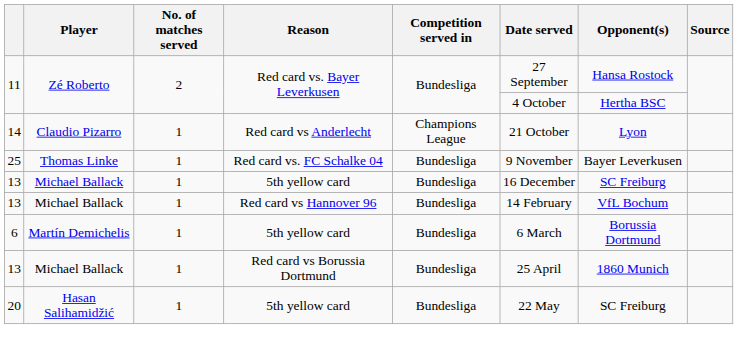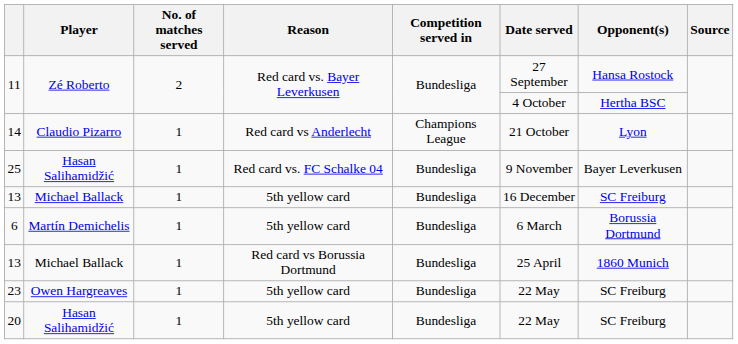(79, 160) Thomas Linke -> (79, 168) Hasan Salihamidžić
- row: (14, 203)
+ row: (14, 291)
